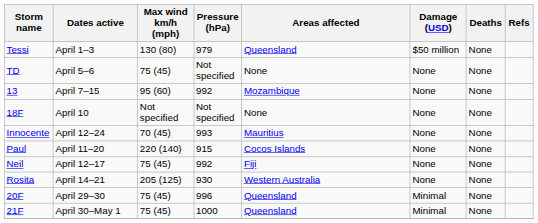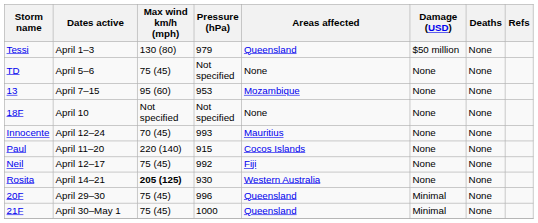(204, 91) 992 -> (204, 91) 953
(161, 179) normal -> (161, 179) bold
